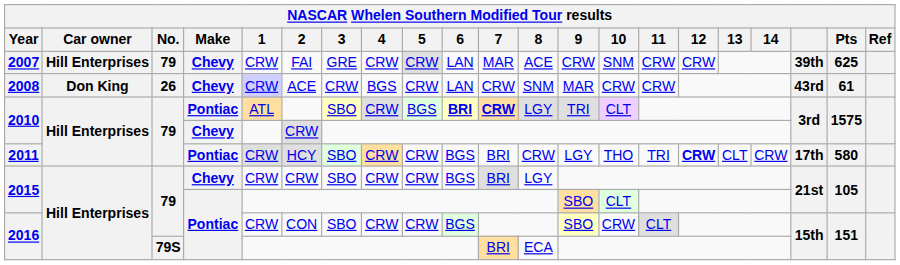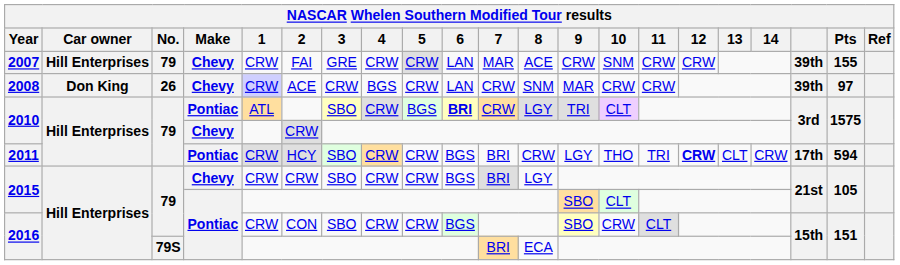(846, 62) 625 -> (846, 62) 155
(809, 86) 43rd -> (809, 86) 39th
(846, 86) 61 -> (846, 86) 97
(498, 109) bold -> (498, 109) normal
(846, 155) 580 -> (846, 155) 594
